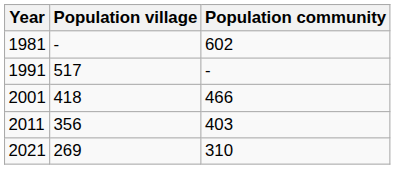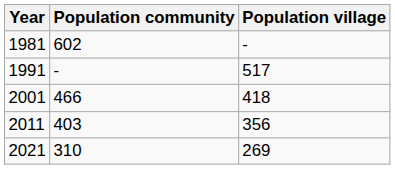columns swapped: (125, 17) <-> (296, 17)
